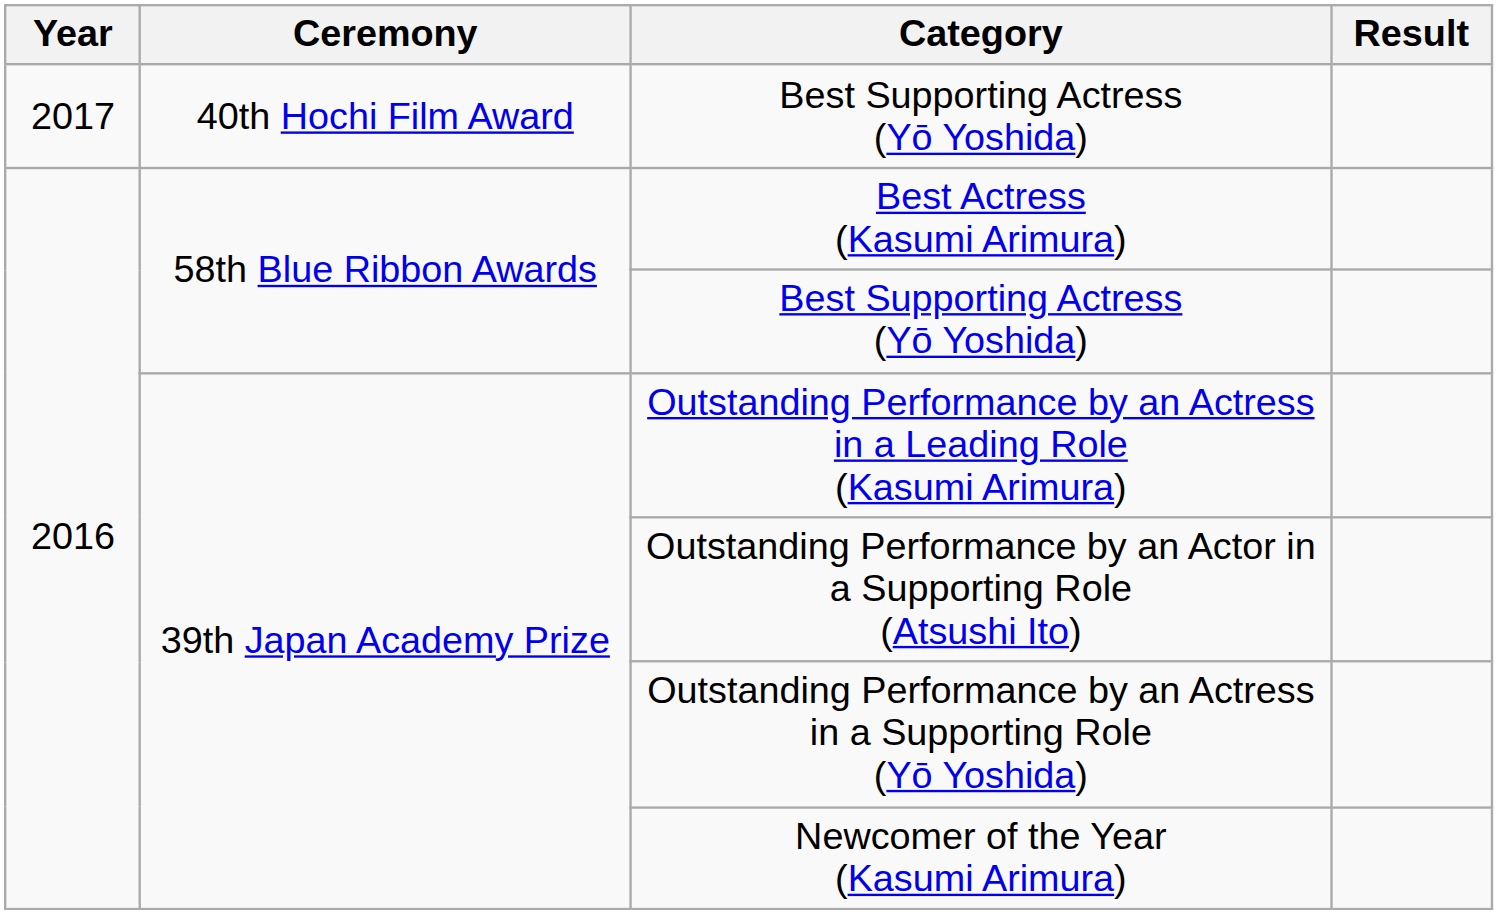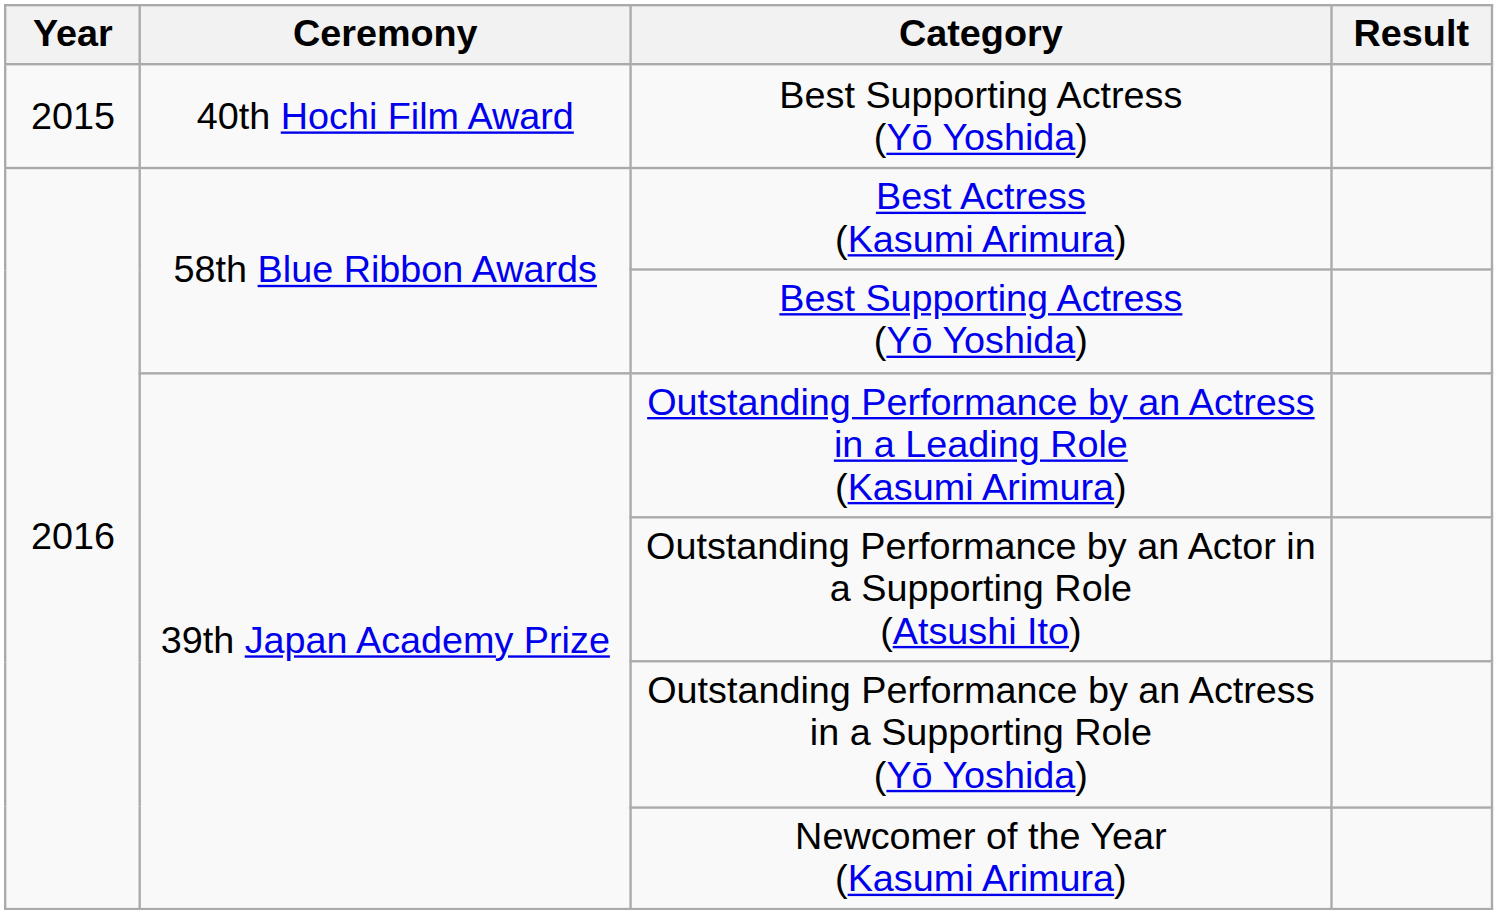(73, 115) 2017 -> (73, 115) 2015
